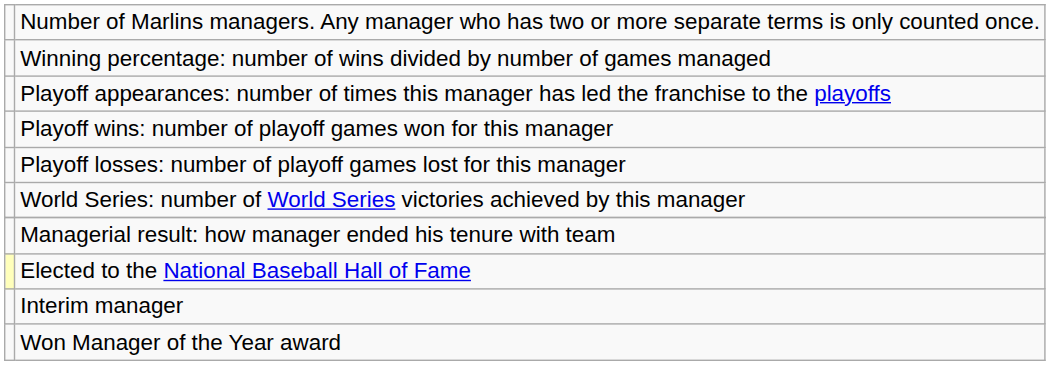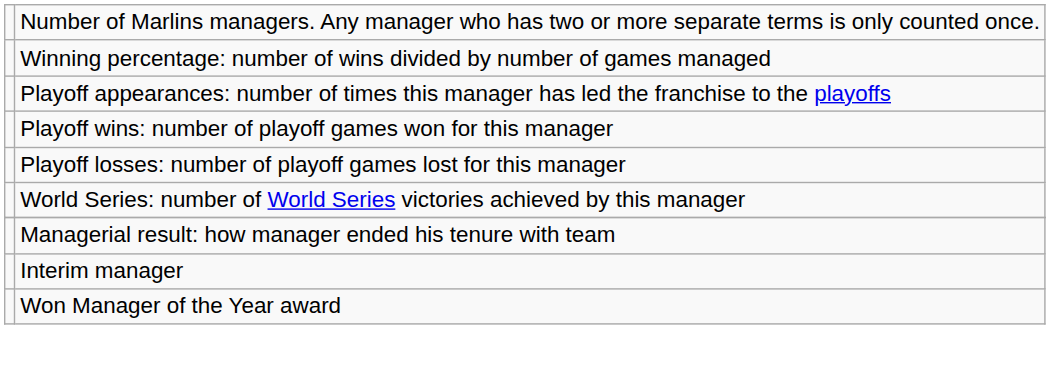- row: (246, 270)
